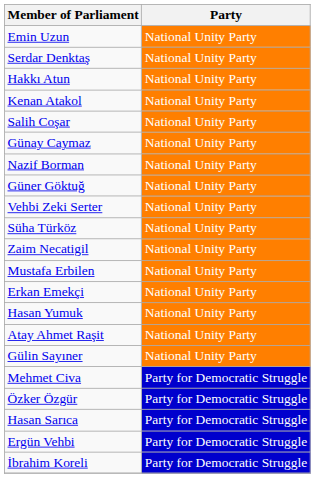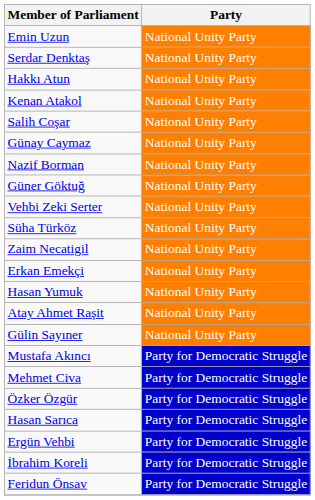- row: (51, 270)
+ row: (49, 356)
+ row: (47, 484)
